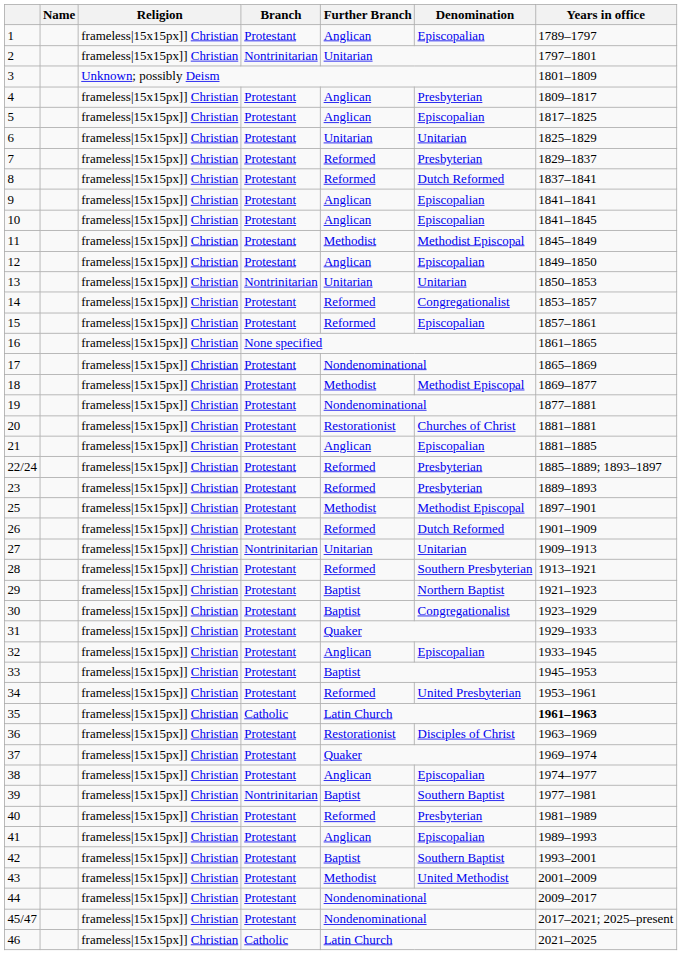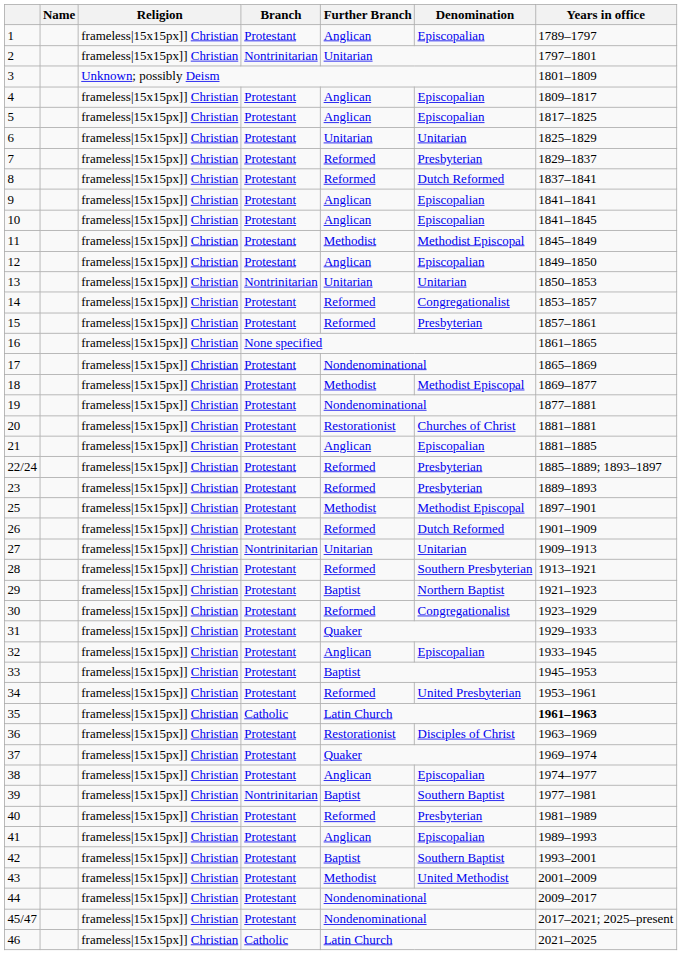(450, 96) Presbyterian -> (451, 96) Episcopalian
(451, 323) Episcopalian -> (450, 323) Presbyterian
(342, 610) Baptist -> (350, 610) Reformed
